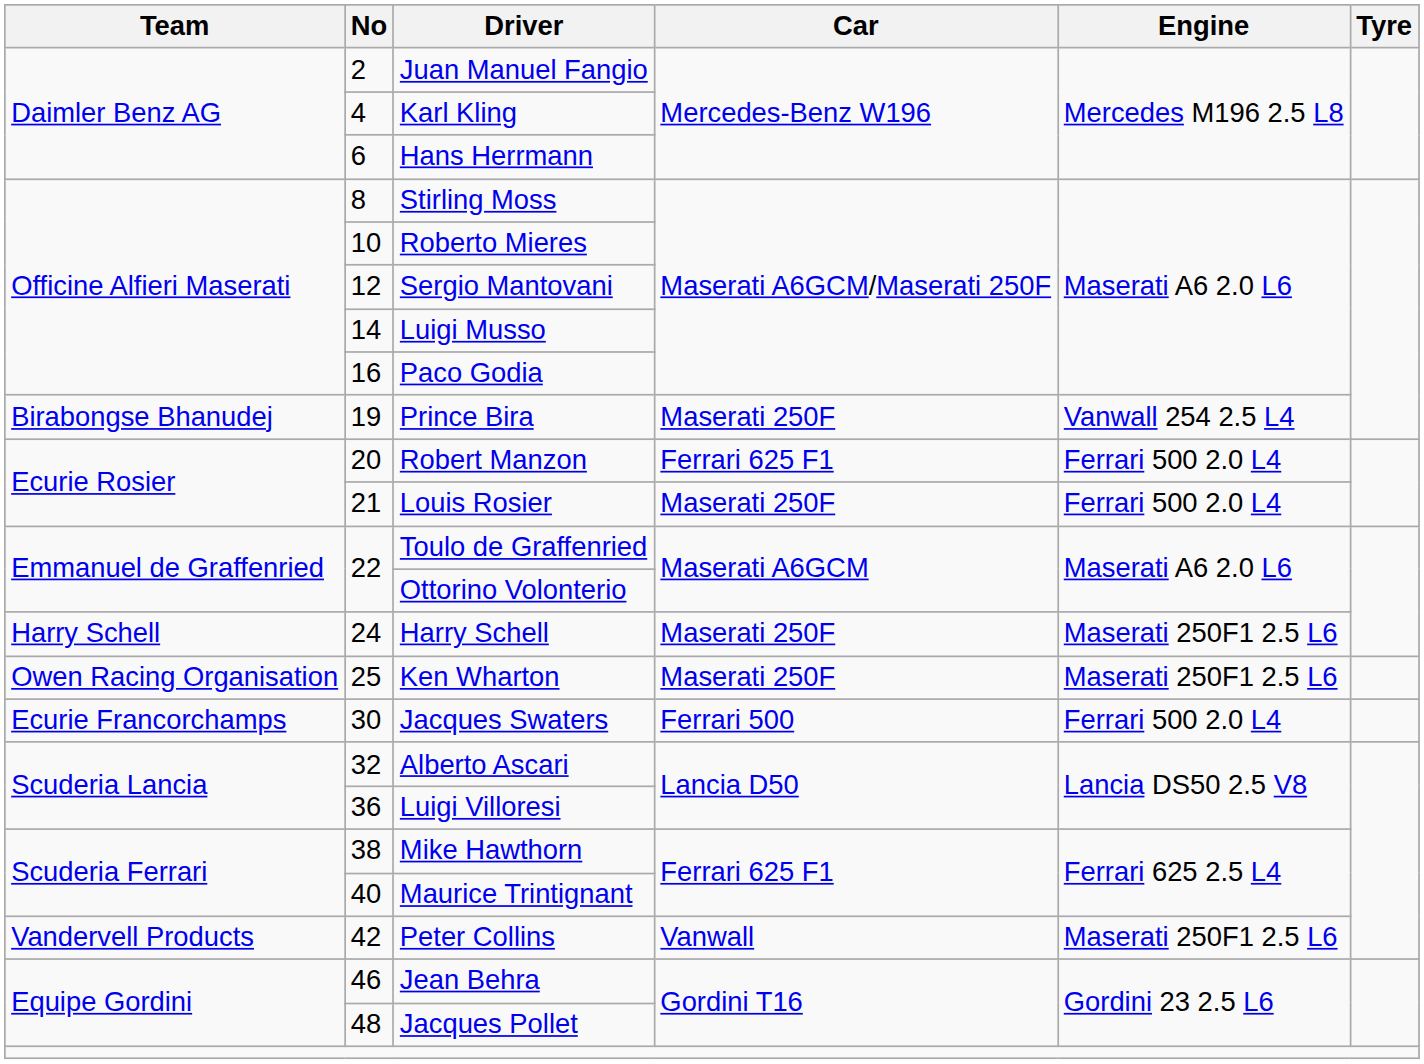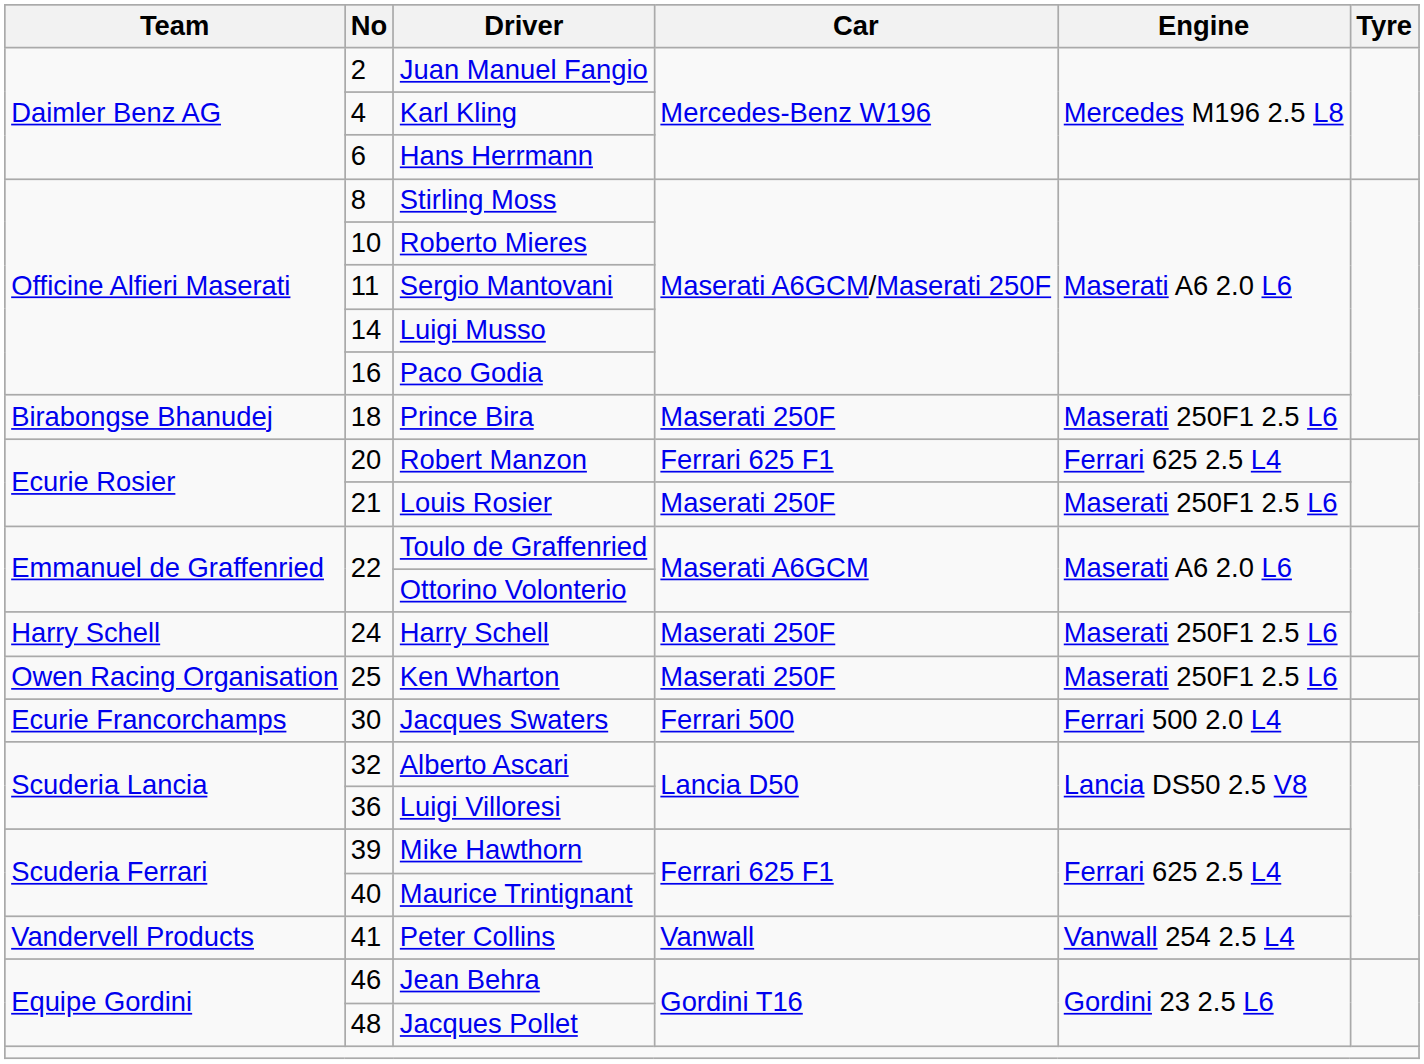(366, 286) 12 -> (365, 286) 11
(366, 416) 19 -> (366, 416) 18
(1179, 416) Vanwall 254 2.5 L4 -> (1201, 416) Maserati 250F1 2.5 L6
(1173, 460) Ferrari 500 2.0 L4 -> (1173, 460) Ferrari 625 2.5 L4
(1173, 503) Ferrari 500 2.0 L4 -> (1201, 503) Maserati 250F1 2.5 L6
(366, 850) 38 -> (366, 850) 39
(366, 937) 42 -> (366, 937) 41
(1201, 937) Maserati 250F1 2.5 L6 -> (1179, 937) Vanwall 254 2.5 L4
